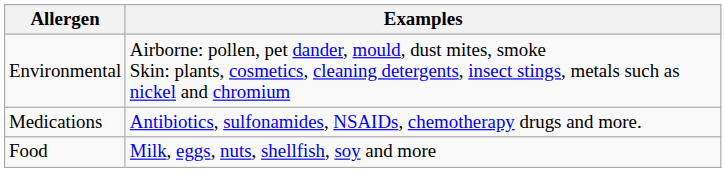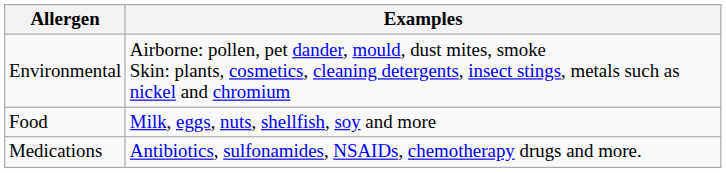rows swapped: (28, 151) <-> (56, 121)
